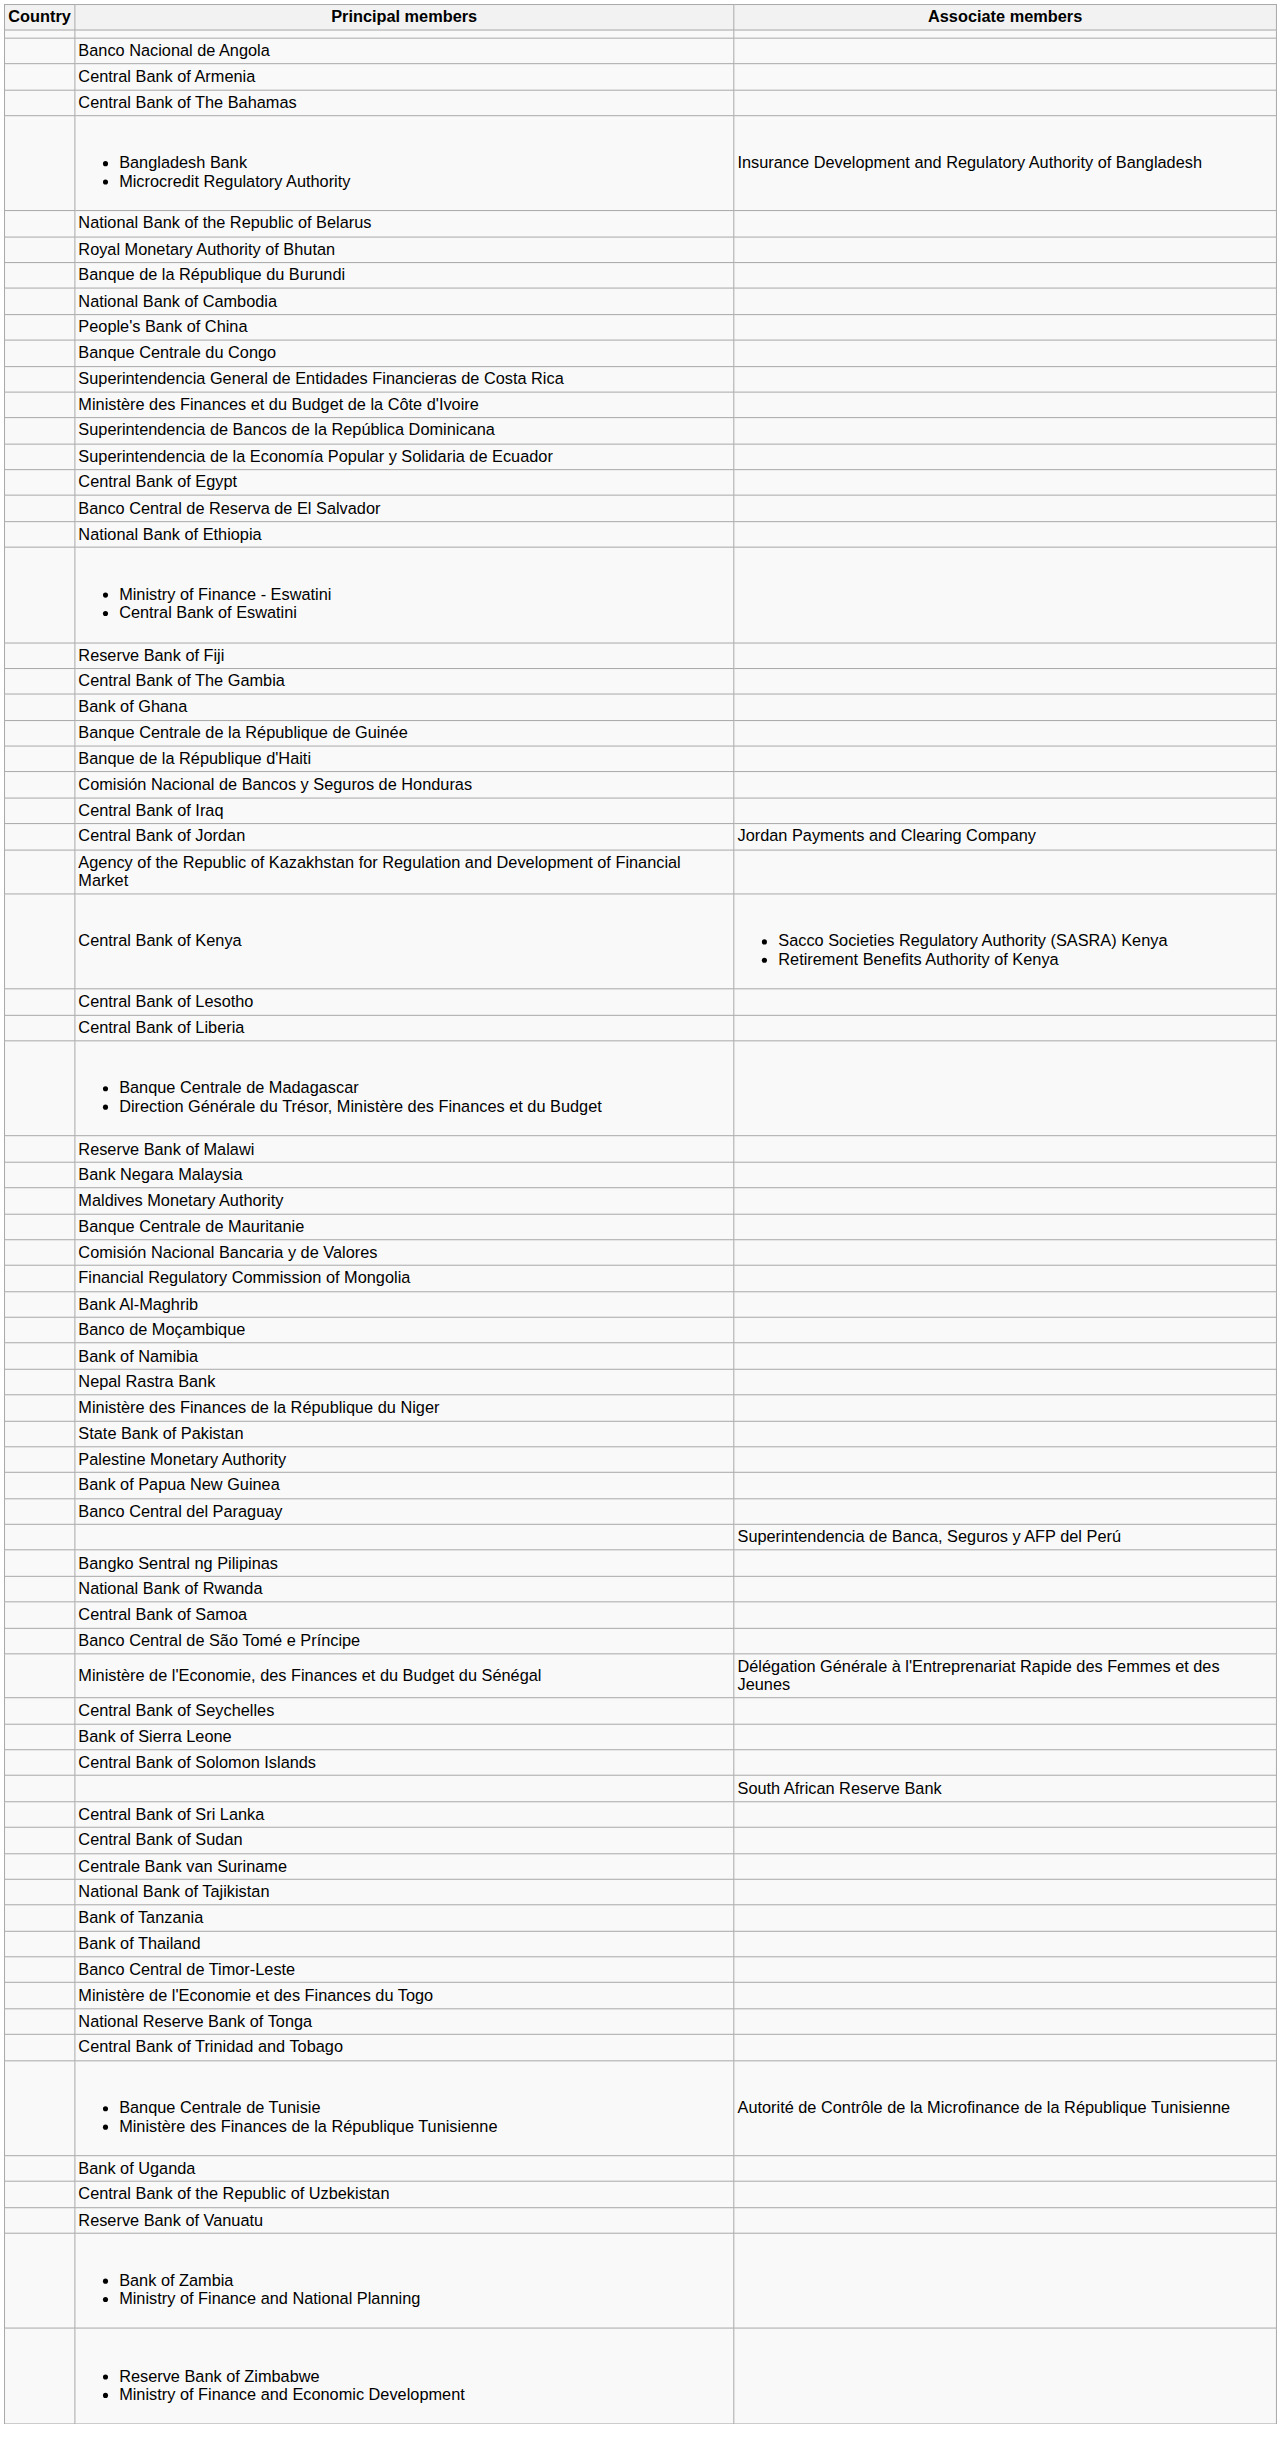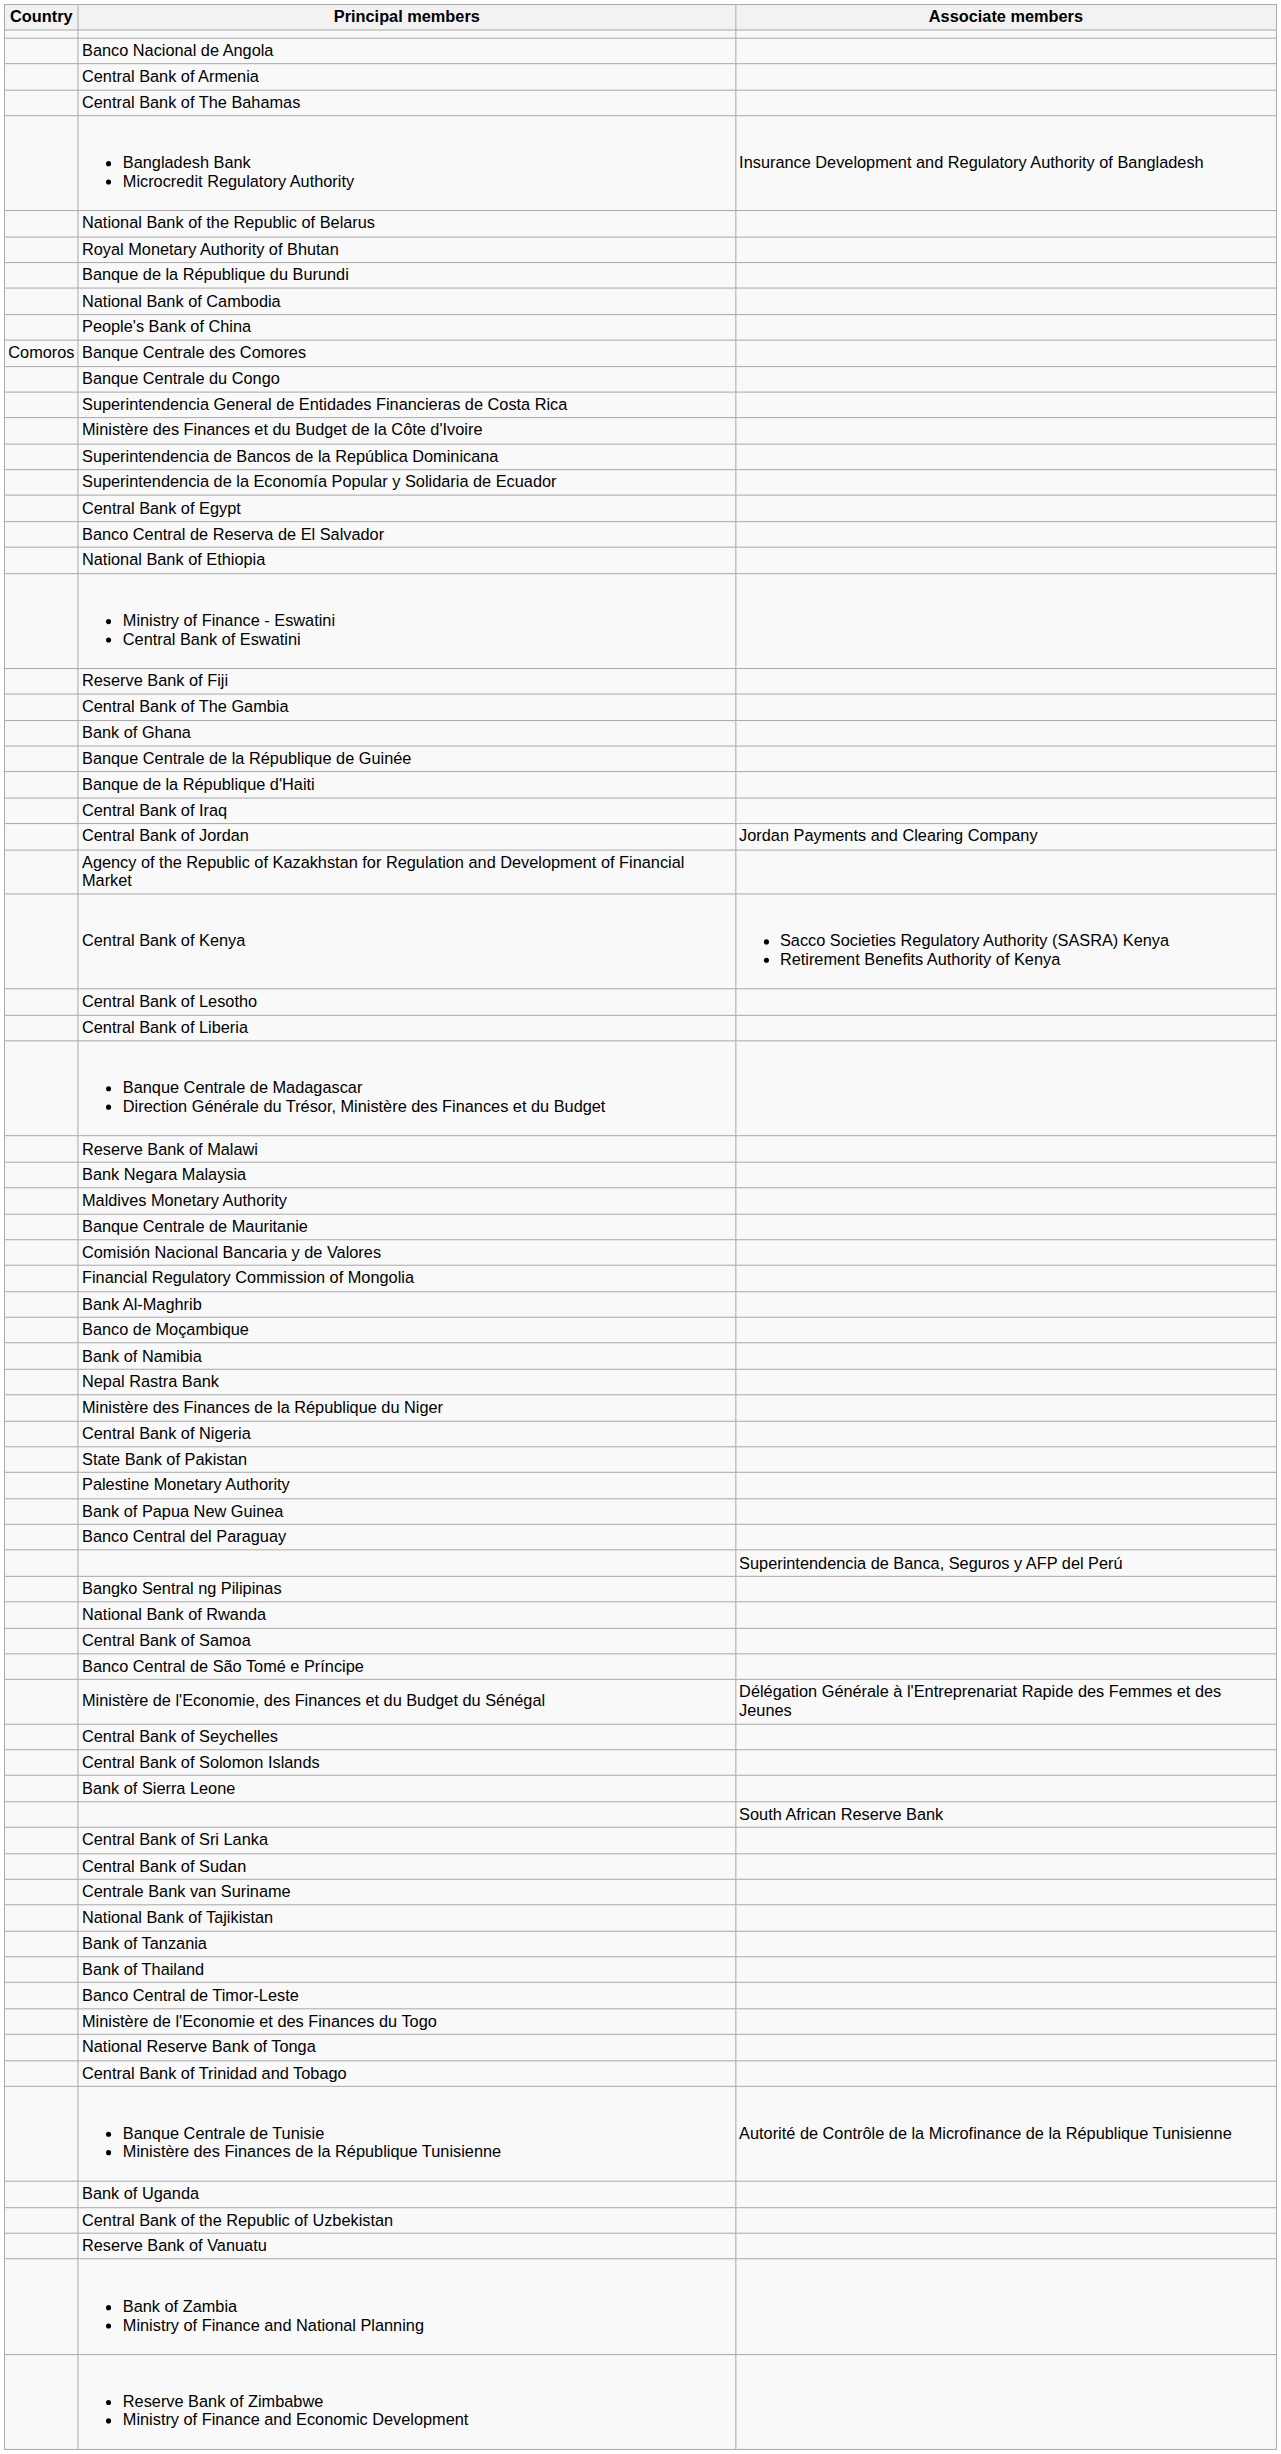+ row: (194, 353)
- row: (275, 784)
+ row: (166, 1433)
rows swapped: (155, 1736) <-> (197, 1762)
